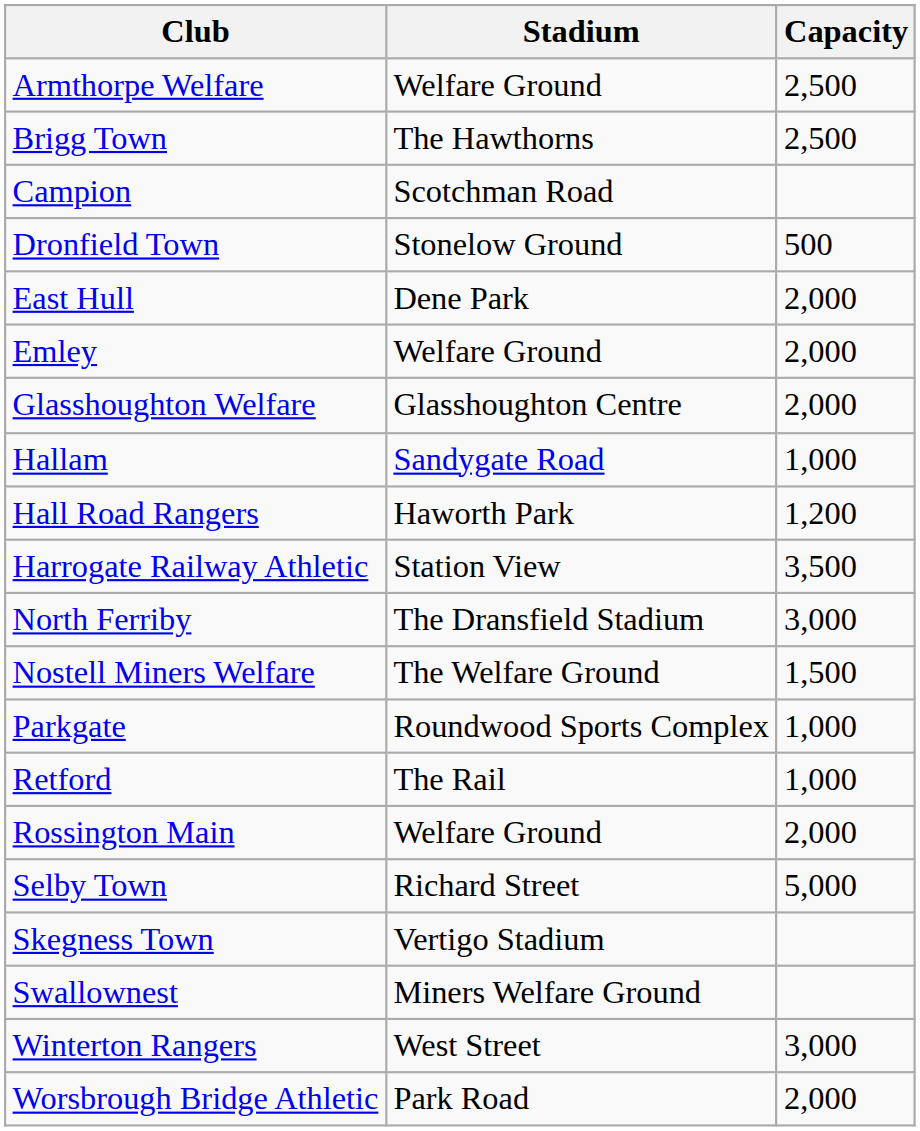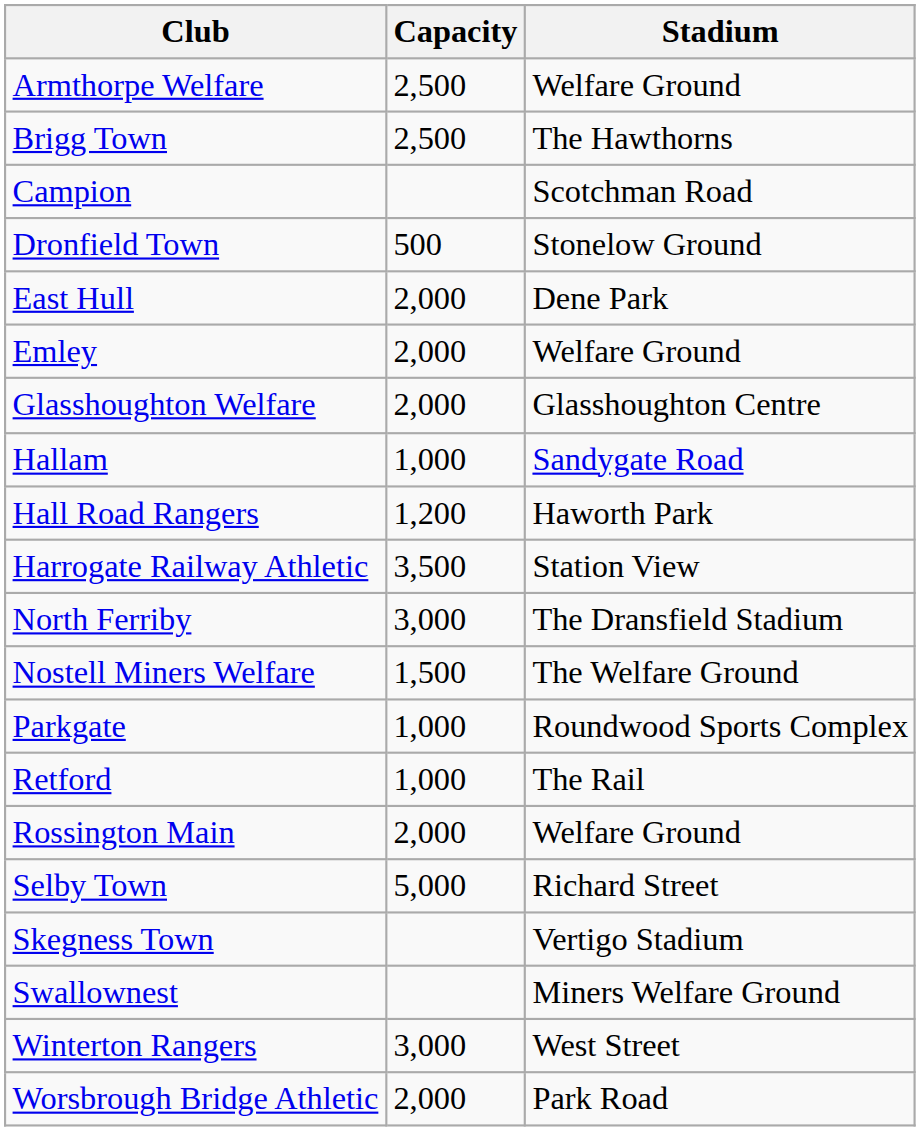columns swapped: (581, 31) <-> (846, 31)
